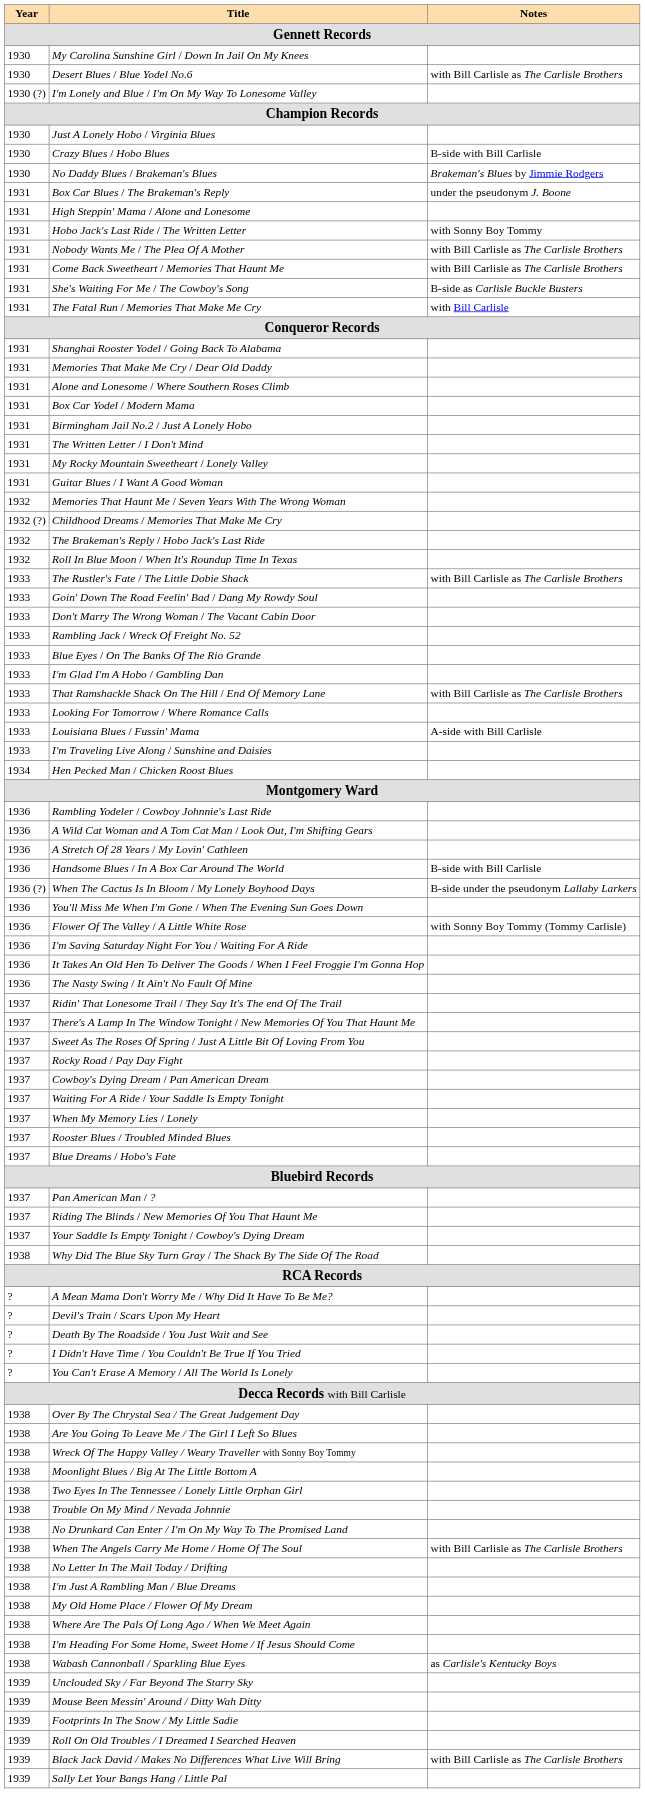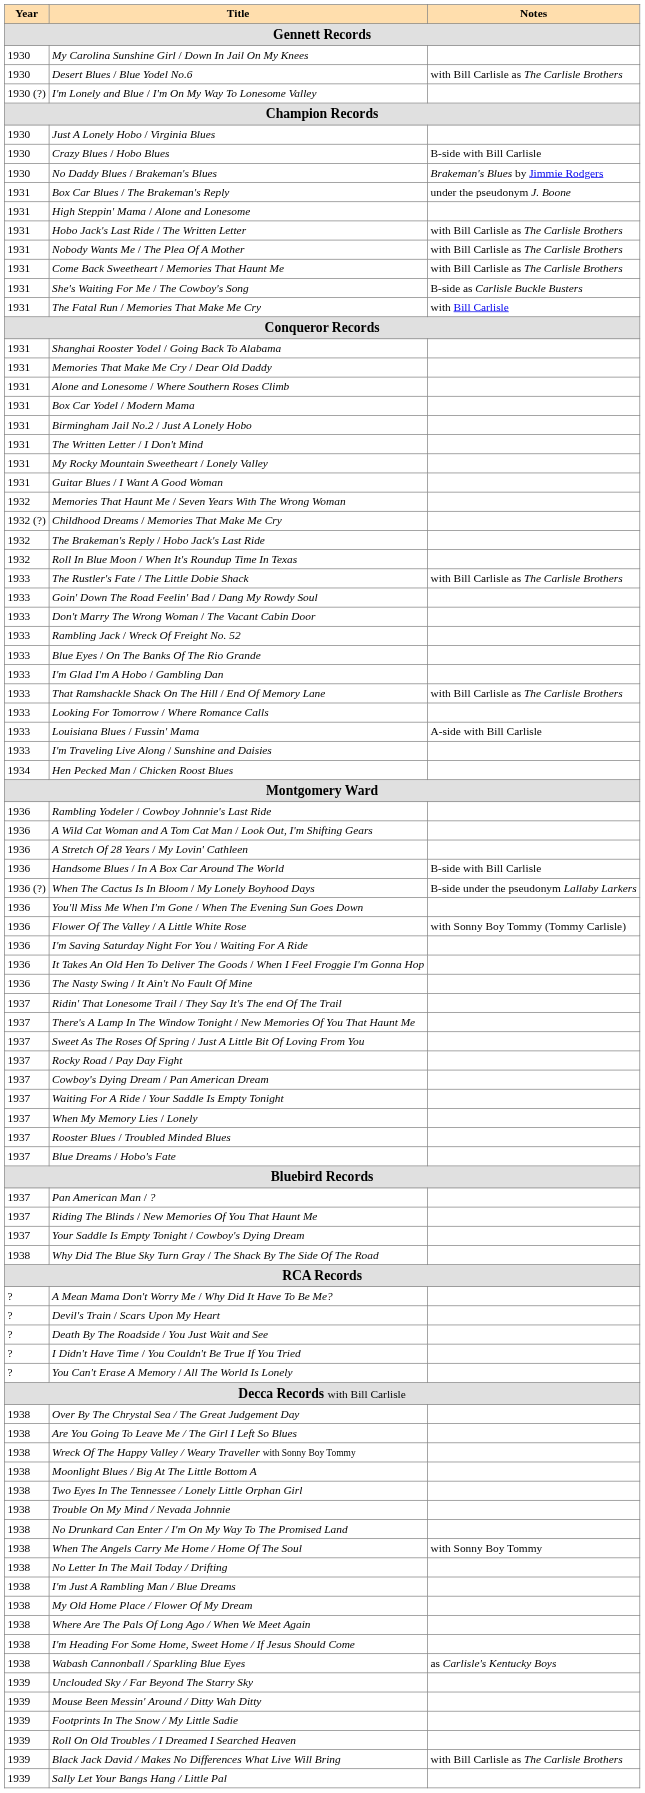(486, 230) with Sonny Boy Tommy -> (527, 230) with Bill Carlisle as The Carlisle Brothers
(527, 1548) with Bill Carlisle as The Carlisle Brothers -> (486, 1548) with Sonny Boy Tommy
